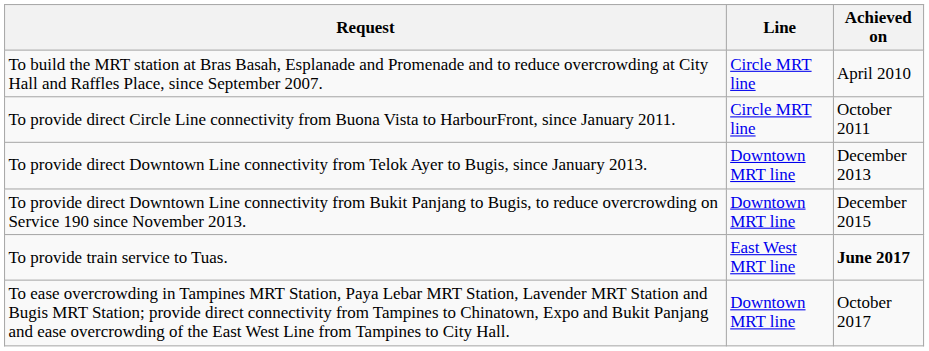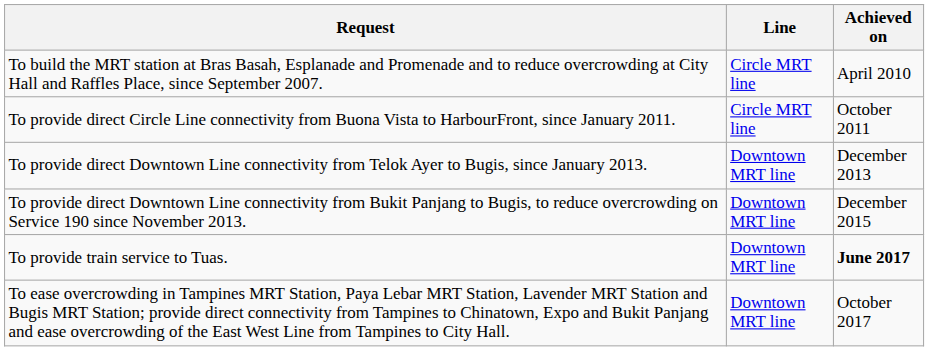(763, 257) East West MRT line -> (768, 257) Downtown MRT line
